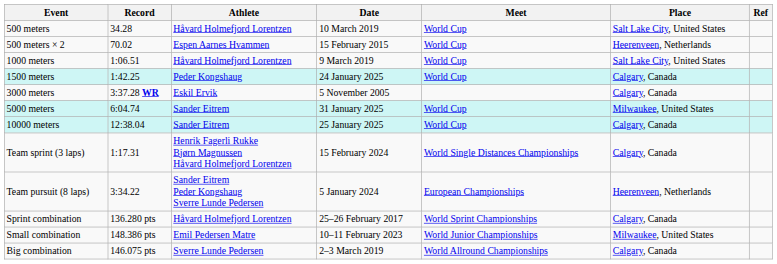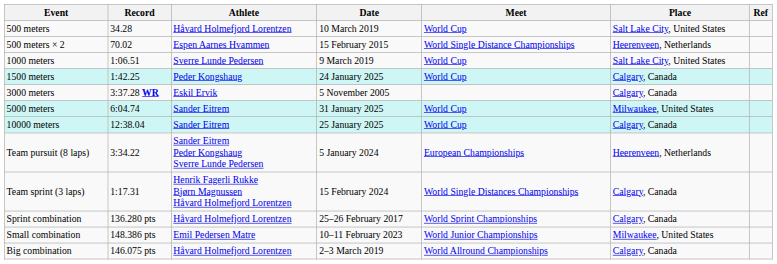(445, 44) World Cup -> (499, 44) World Single Distance Championships
(232, 60) Håvard Holmefjord Lorentzen -> (218, 60) Sverre Lunde Pedersen
rows swapped: (46, 152) <-> (48, 191)
(218, 251) Sverre Lunde Pedersen -> (232, 251) Håvard Holmefjord Lorentzen
